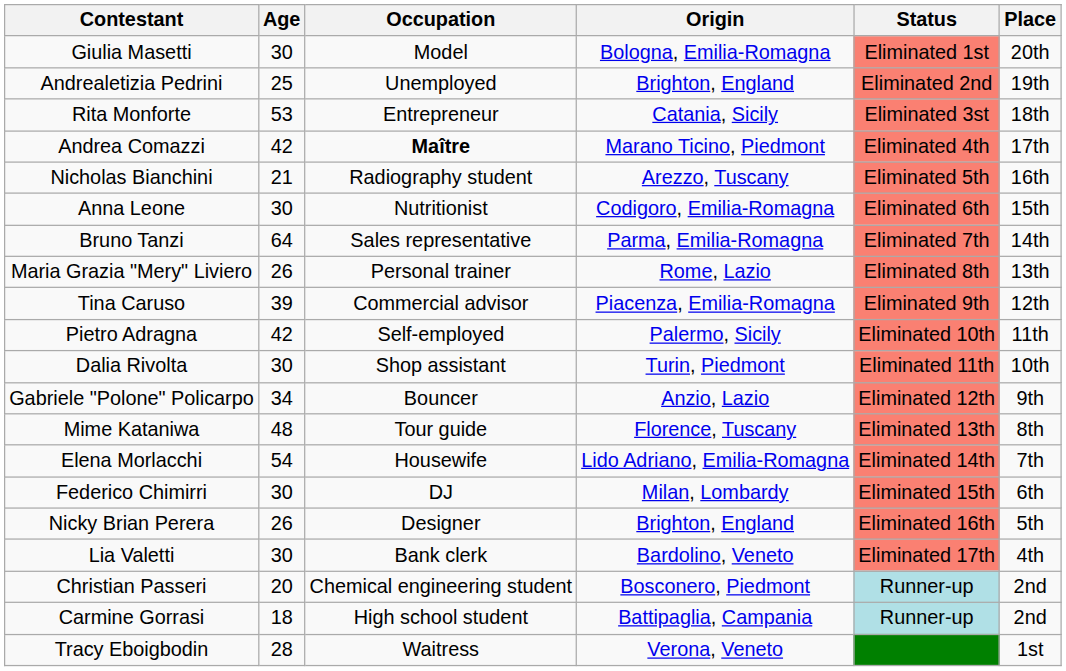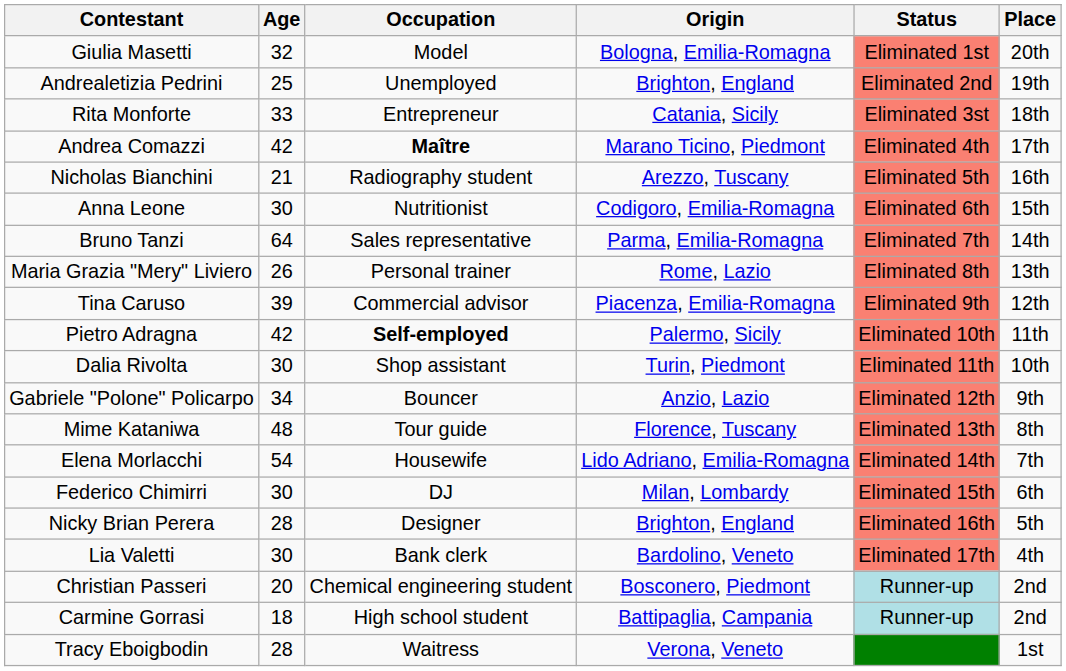(282, 51) 30 -> (282, 51) 32
(282, 114) 53 -> (282, 114) 33
(441, 334) normal -> (441, 334) bold
(282, 523) 26 -> (282, 523) 28
